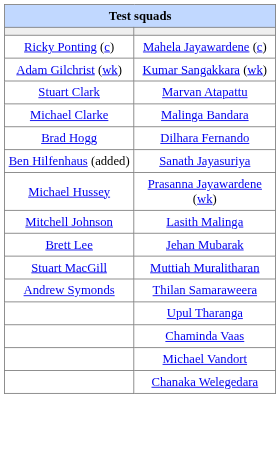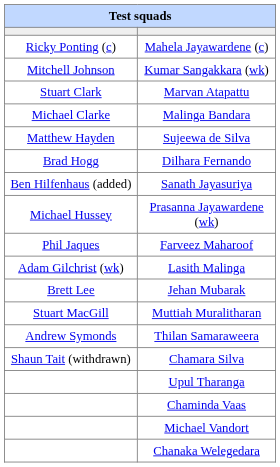(69, 69) Adam Gilchrist (wk) -> (71, 69) Mitchell Johnson
+ row: (207, 138)
+ row: (207, 244)
(69, 221) Mitchell Johnson -> (71, 267) Adam Gilchrist (wk)
+ row: (207, 359)
